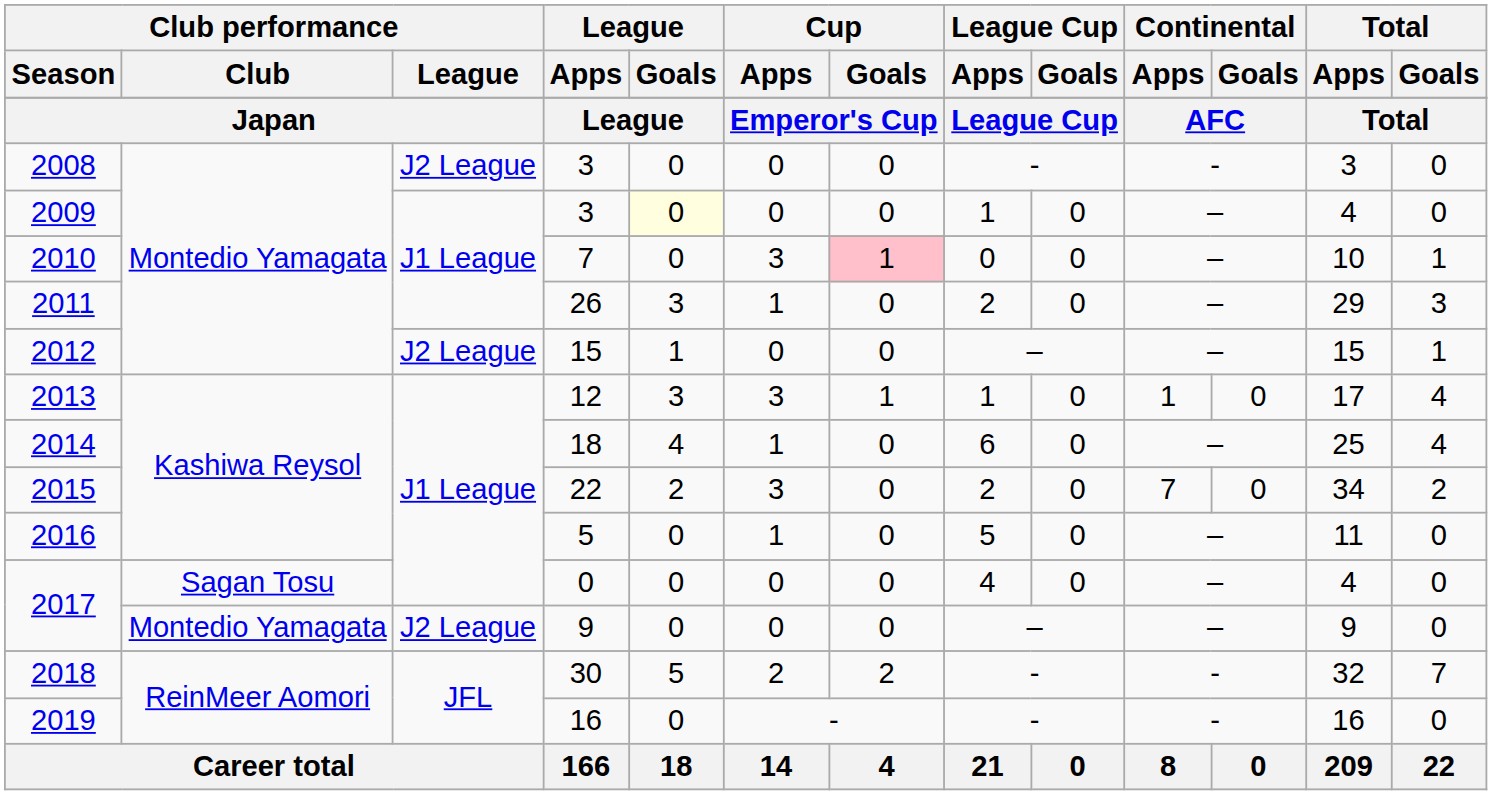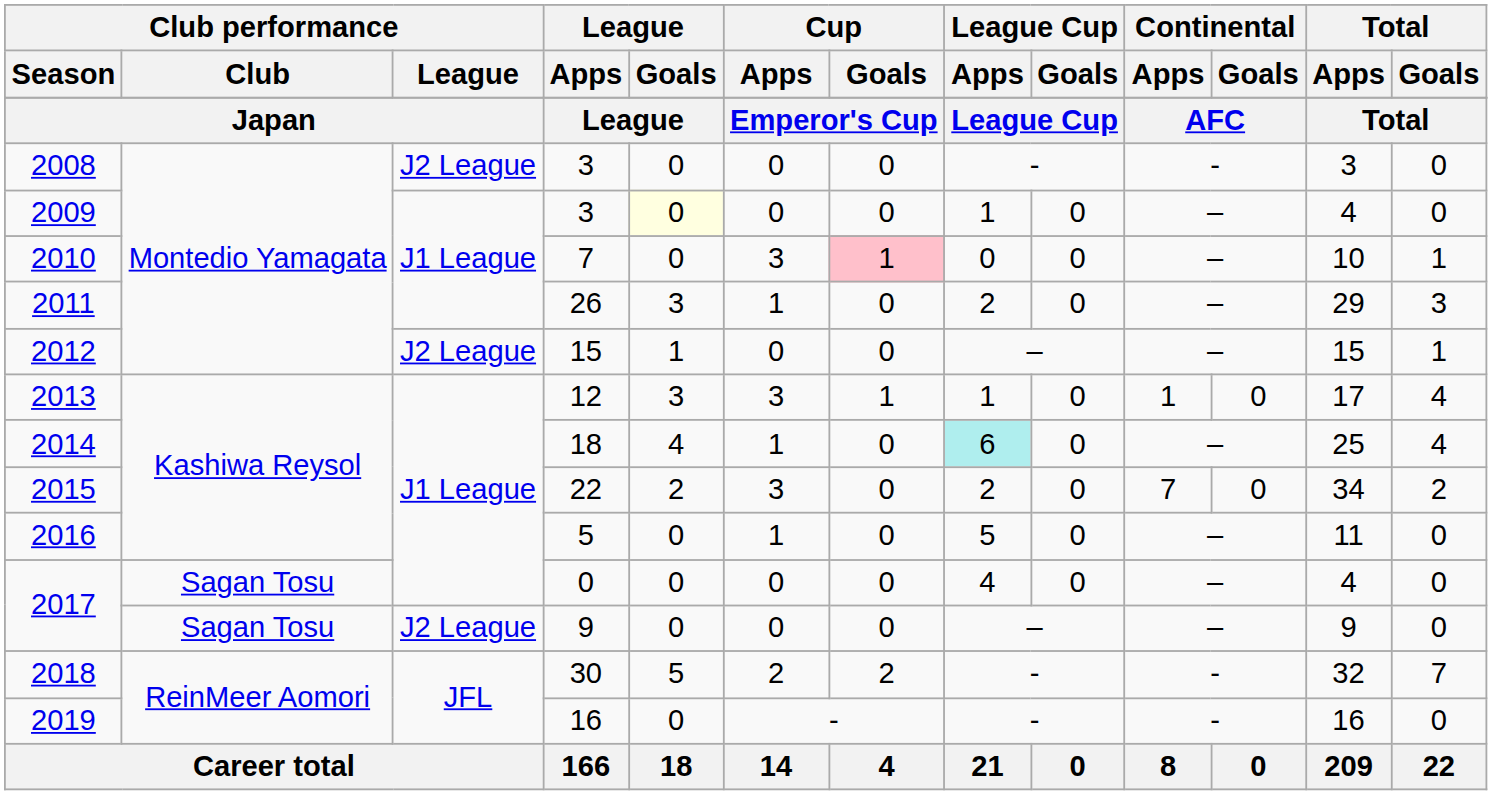(987, 443) no background -> (987, 443) paleturquoise background
(258, 627) Montedio Yamagata -> (258, 627) Sagan Tosu
